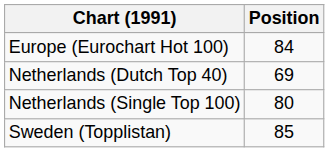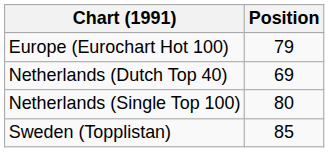(284, 47) 84 -> (284, 47) 79
